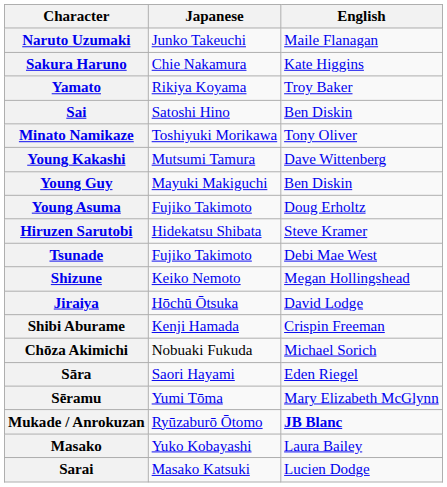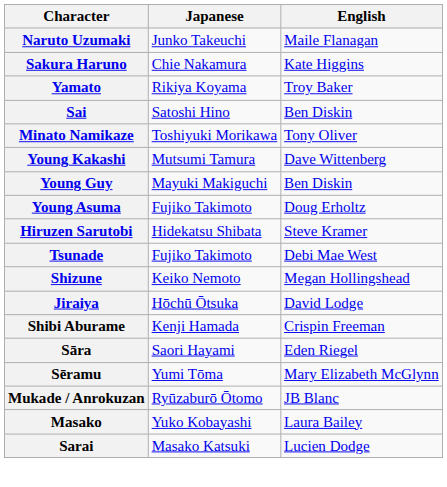- row: (76, 350)
(313, 421) bold -> (311, 398) normal
